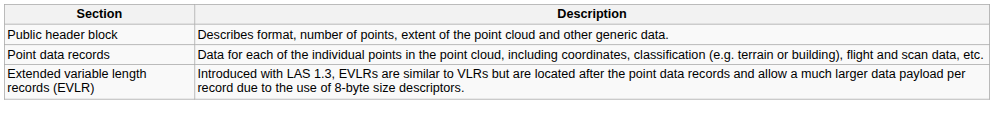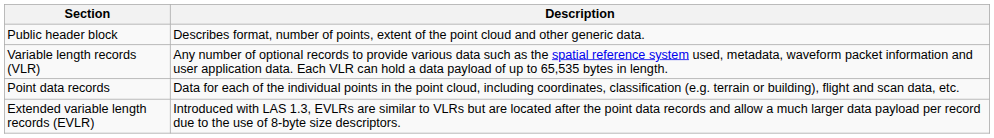+ row: (72, 61)
